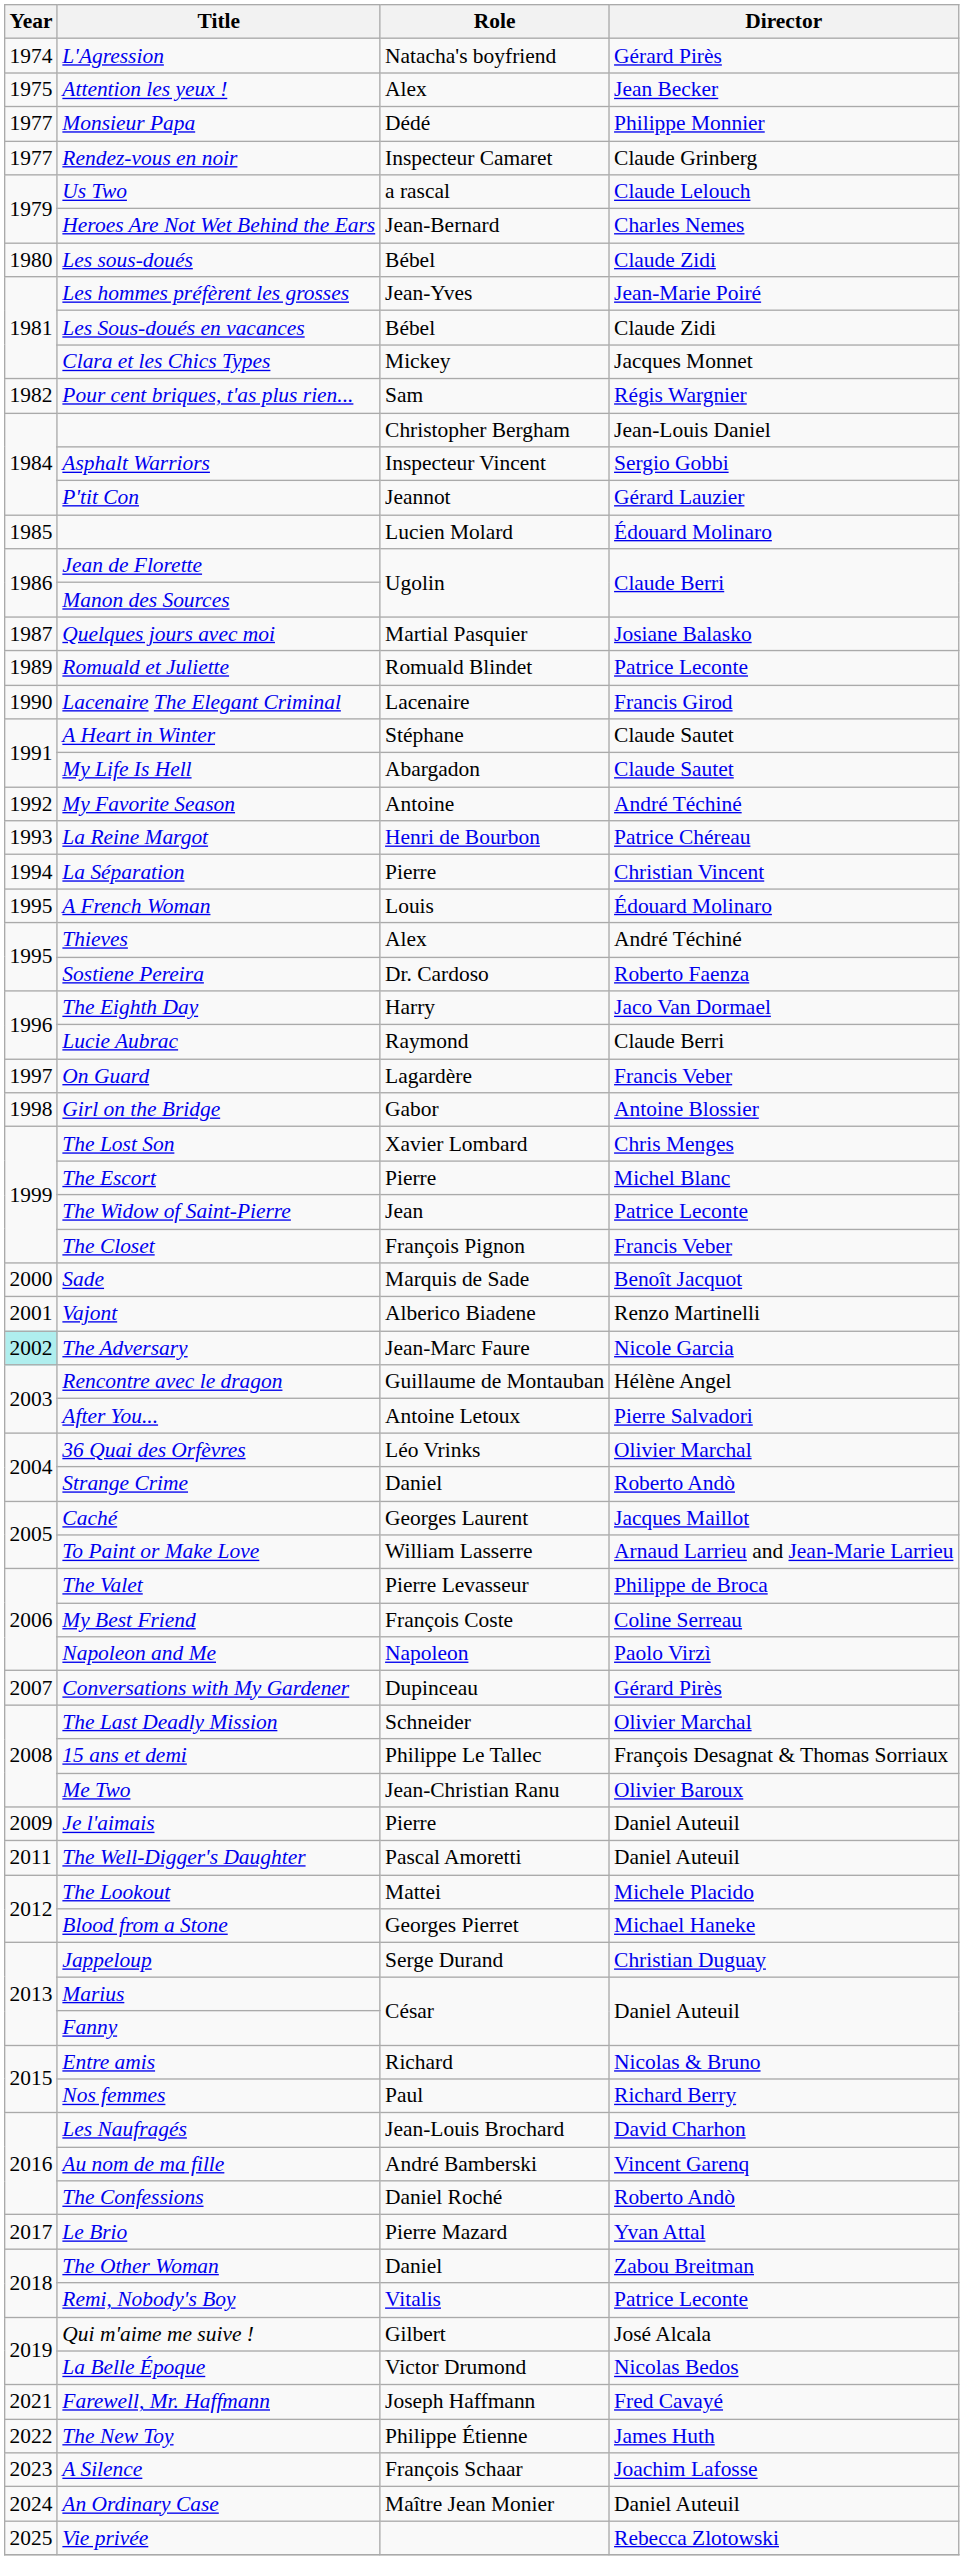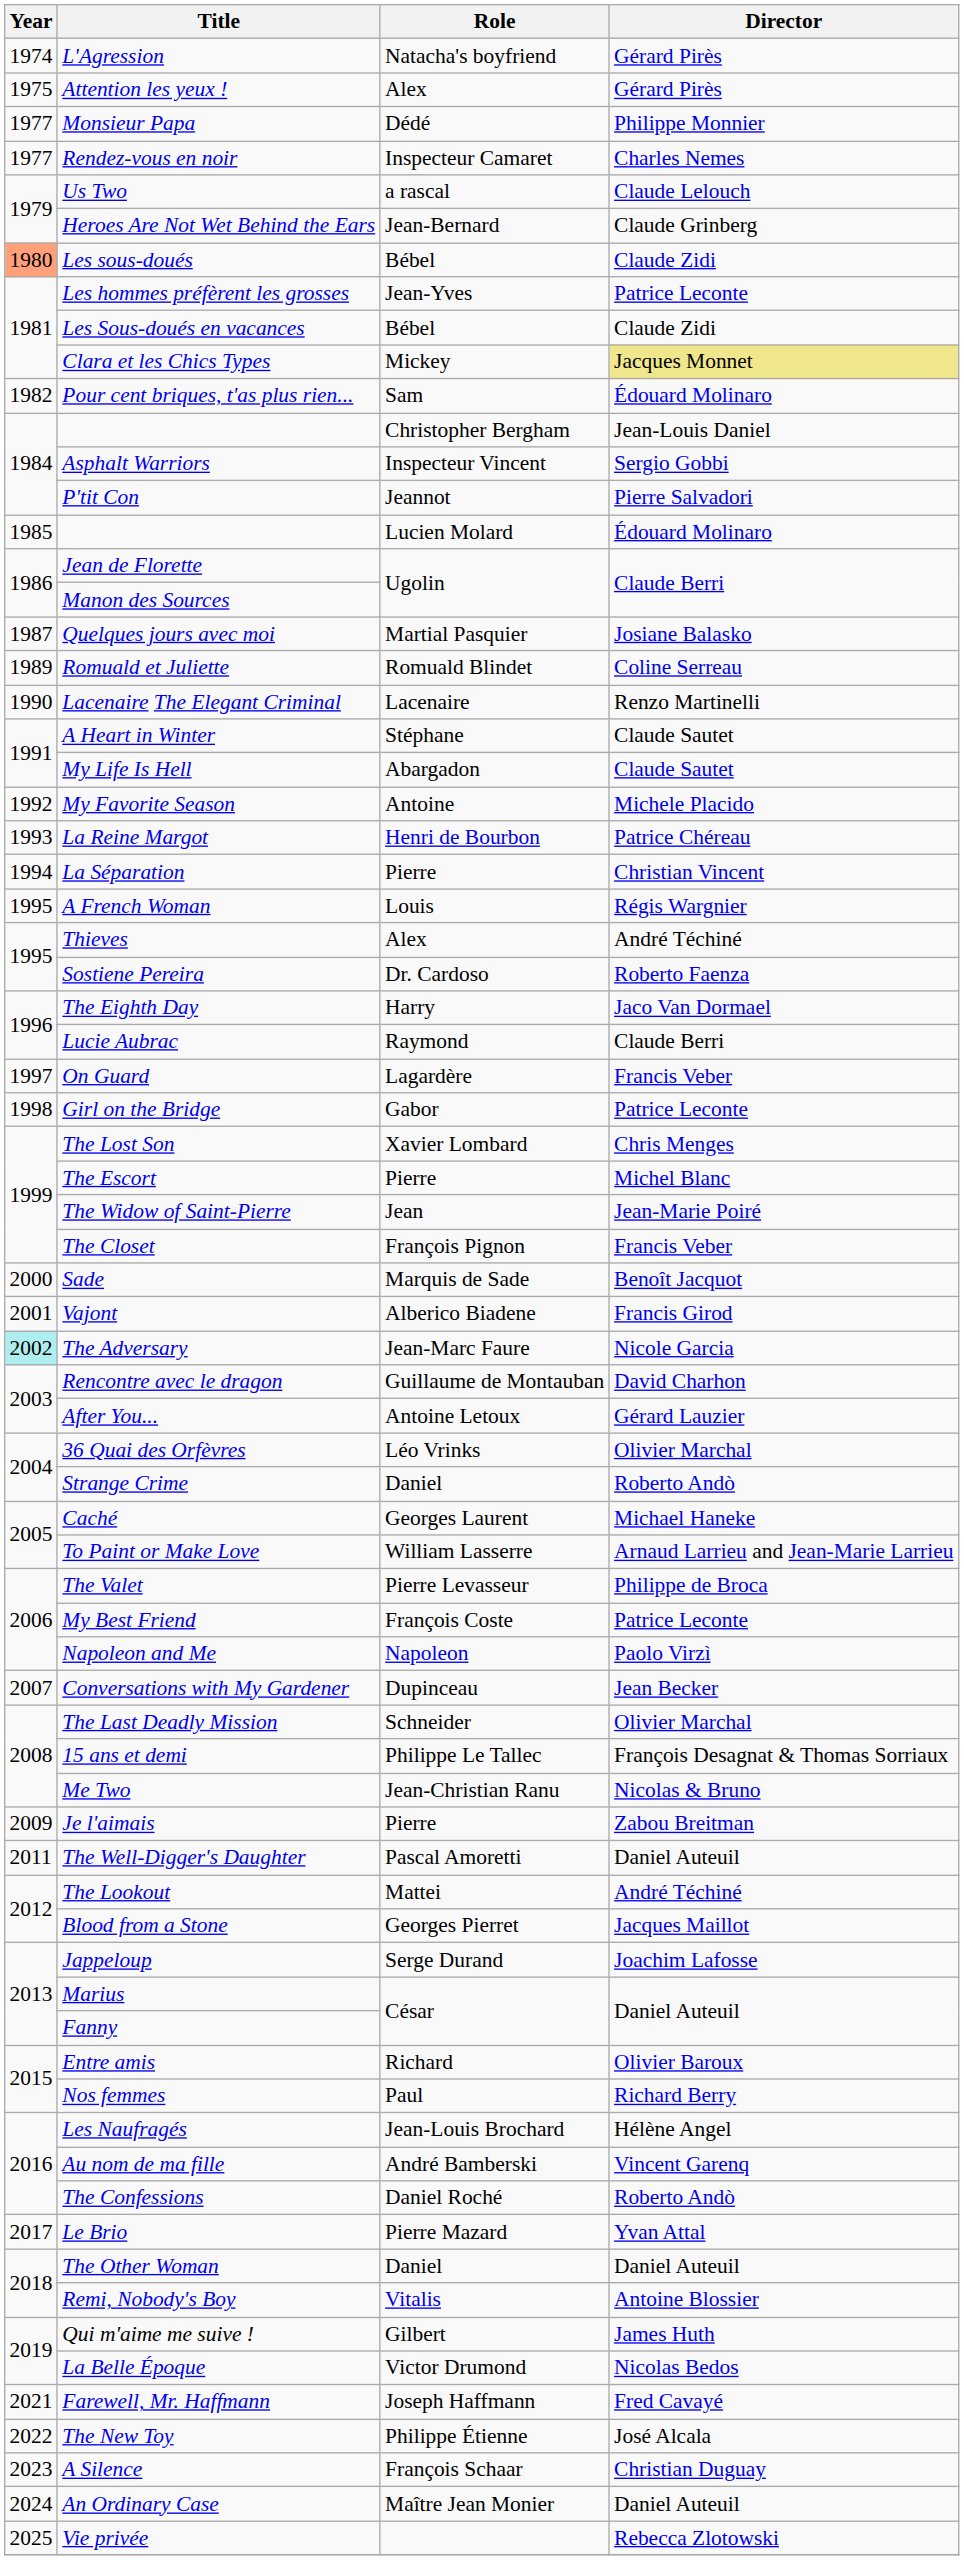(666, 89) Jean Becker -> (668, 89) Gérard Pirès
(686, 157) Claude Grinberg -> (679, 157) Charles Nemes
(679, 225) Charles Nemes -> (686, 225) Claude Grinberg
(31, 259) no background -> (31, 259) lightsalmon background
(688, 293) Jean-Marie Poiré -> (681, 293) Patrice Leconte
(683, 361) no background -> (683, 361) khaki background
(680, 395) Régis Wargnier -> (693, 395) Édouard Molinaro
(679, 497) Gérard Lauzier -> (683, 497) Pierre Salvadori
(681, 667) Patrice Leconte -> (678, 667) Coline Serreau
(673, 701) Francis Girod -> (687, 701) Renzo Martinelli
(678, 803) André Téchiné -> (684, 803) Michele Placido
(693, 905) Édouard Molinaro -> (680, 905) Régis Wargnier
(686, 1109) Antoine Blossier -> (681, 1109) Patrice Leconte
(681, 1211) Patrice Leconte -> (688, 1211) Jean-Marie Poiré
(687, 1313) Renzo Martinelli -> (673, 1313) Francis Girod
(673, 1381) Hélène Angel -> (680, 1381) David Charhon
(683, 1415) Pierre Salvadori -> (679, 1415) Gérard Lauzier
(682, 1517) Jacques Maillot -> (685, 1517) Michael Haneke
(678, 1619) Coline Serreau -> (681, 1619) Patrice Leconte
(668, 1687) Gérard Pirès -> (666, 1687) Jean Becker
(679, 1789) Olivier Baroux -> (687, 1789) Nicolas & Bruno
(677, 1823) Daniel Auteuil -> (684, 1823) Zabou Breitman
(684, 1891) Michele Placido -> (678, 1891) André Téchiné
(685, 1925) Michael Haneke -> (682, 1925) Jacques Maillot
(690, 1959) Christian Duguay -> (686, 1959) Joachim Lafosse
(687, 2061) Nicolas & Bruno -> (679, 2061) Olivier Baroux
(680, 2129) David Charhon -> (673, 2129) Hélène Angel
(684, 2265) Zabou Breitman -> (677, 2265) Daniel Auteuil
(681, 2299) Patrice Leconte -> (686, 2299) Antoine Blossier
(663, 2333) José Alcala -> (664, 2333) James Huth
(664, 2435) James Huth -> (663, 2435) José Alcala
(686, 2469) Joachim Lafosse -> (690, 2469) Christian Duguay
